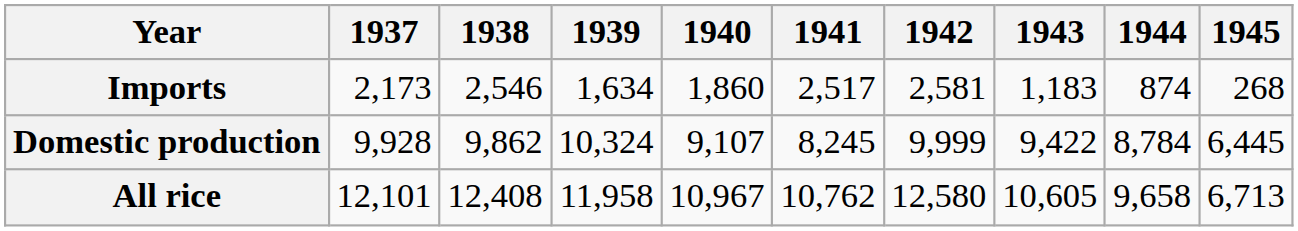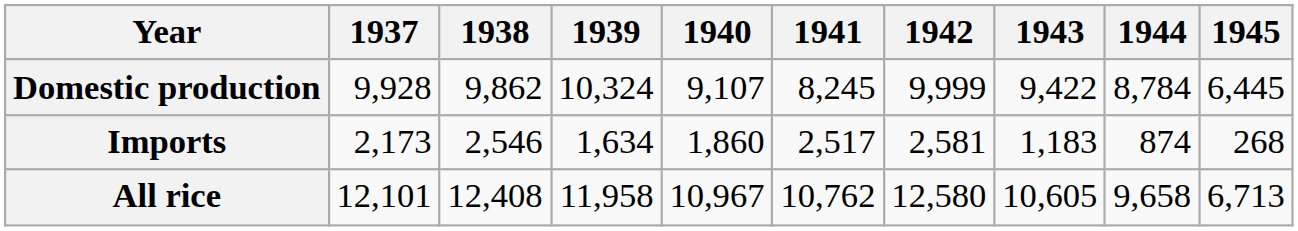rows swapped: (167, 141) <-> (167, 86)
